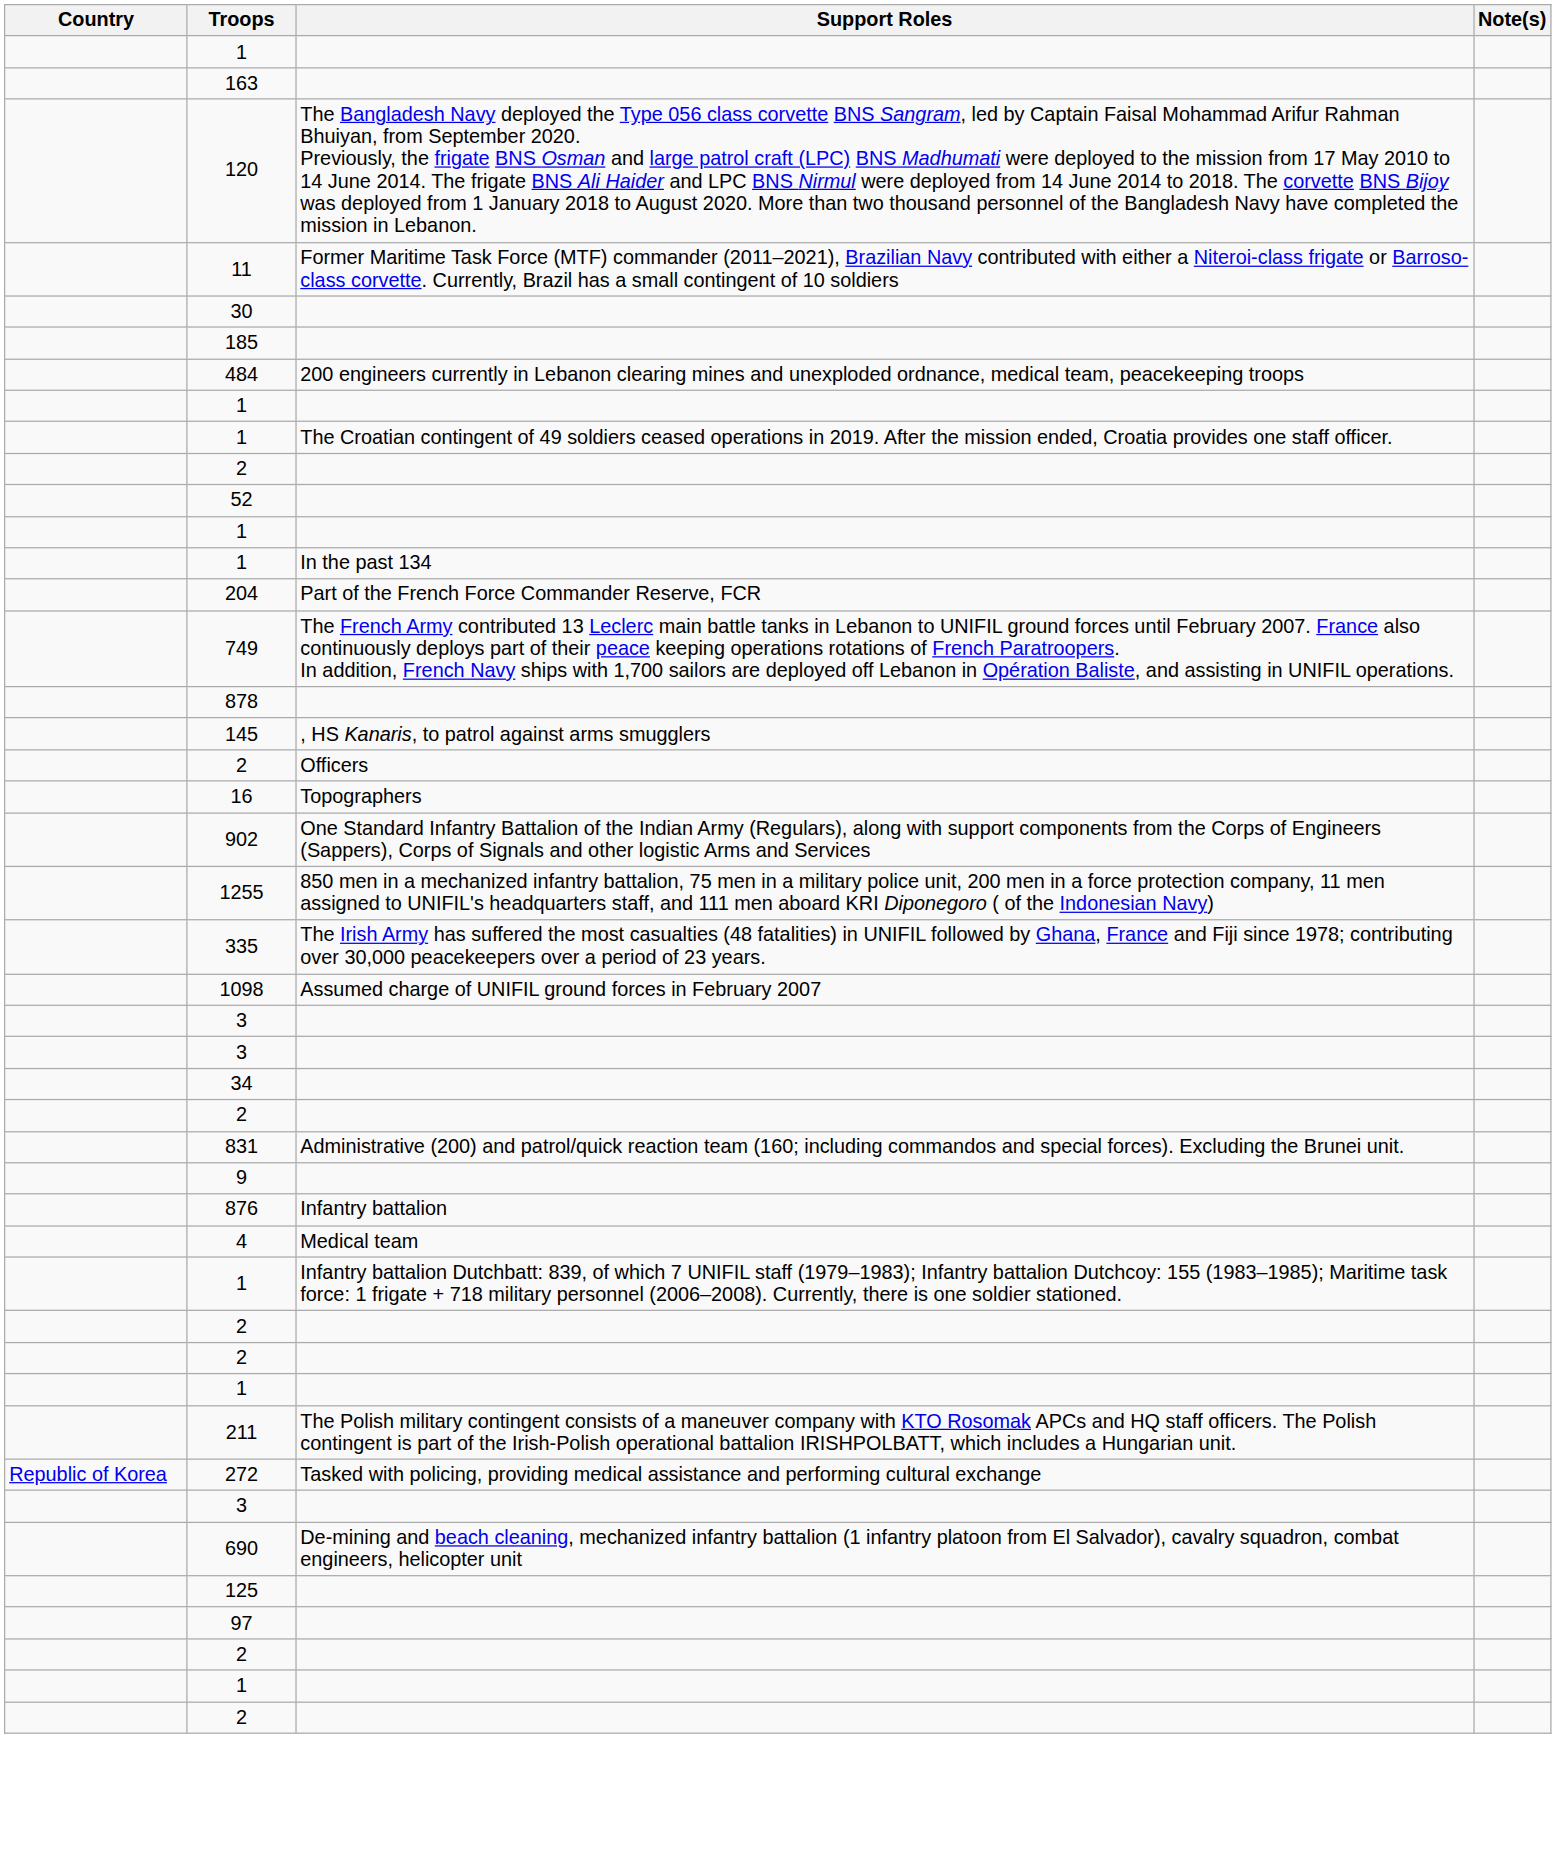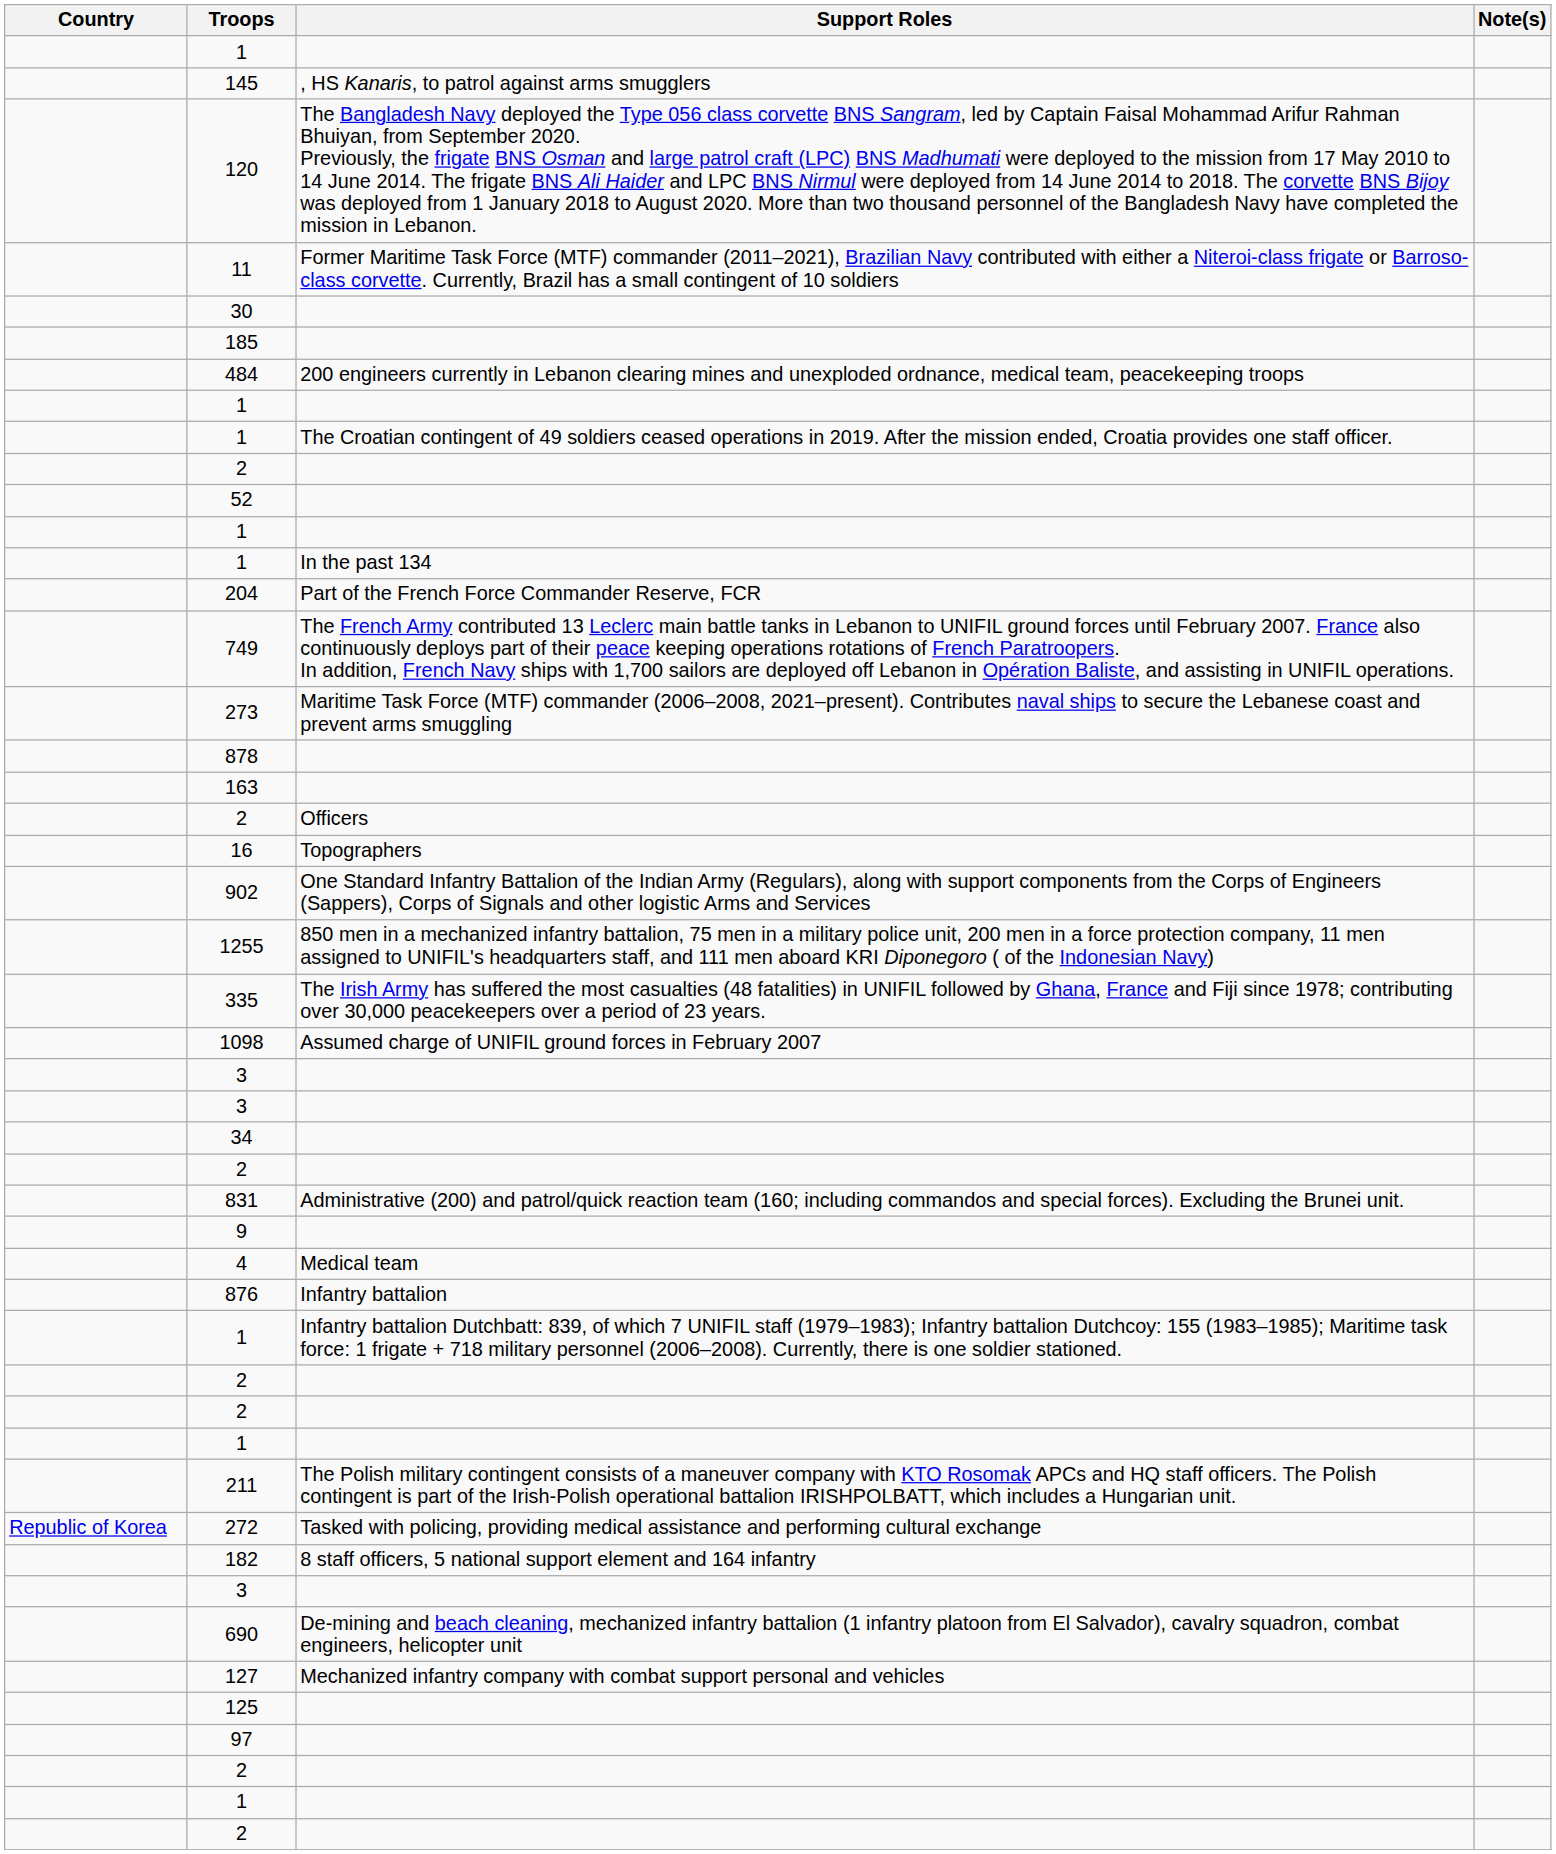rows swapped: (242, 83) <-> (242, 733)
+ row: (242, 713)
rows swapped: (242, 1241) <-> (242, 1209)
+ row: (242, 1559)
+ row: (242, 1676)
